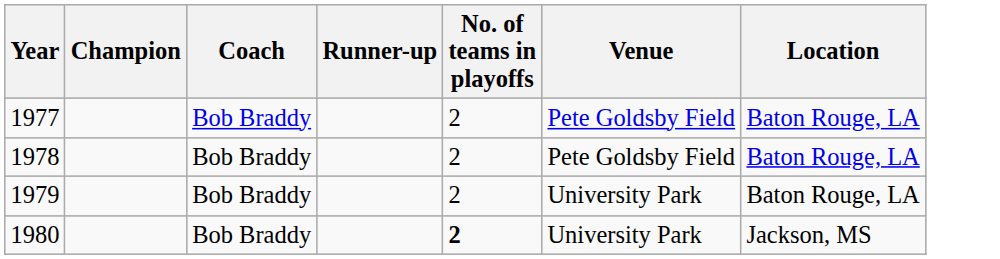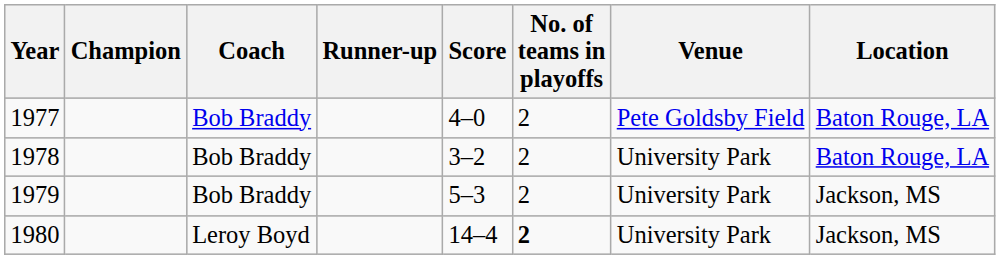+ column: (477, 51)
(641, 156) Pete Goldsby Field -> (694, 156) University Park
(833, 195) Baton Rouge, LA -> (878, 195) Jackson, MS
(252, 234) Bob Braddy -> (251, 234) Leroy Boyd
